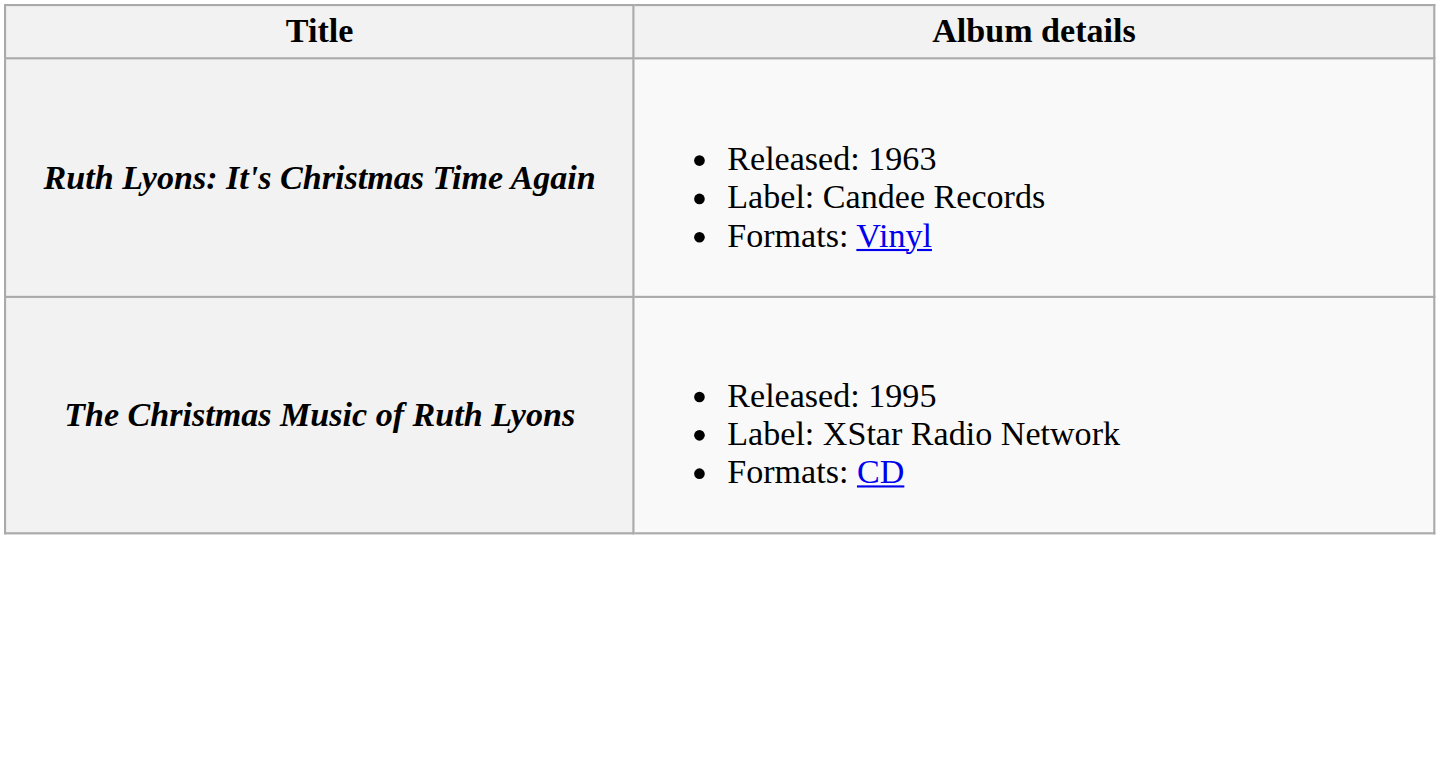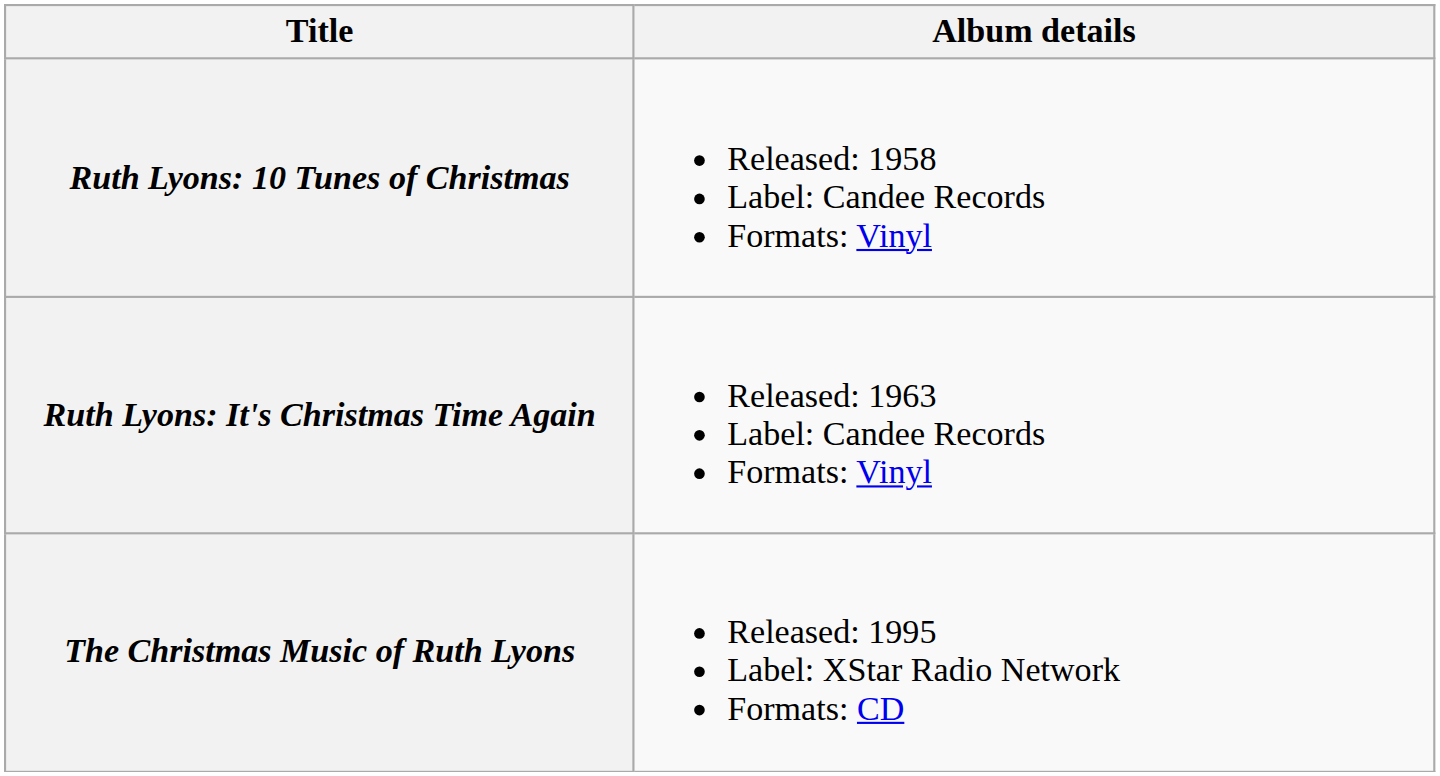+ row: (320, 177)
